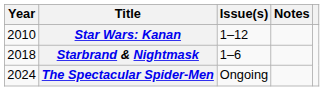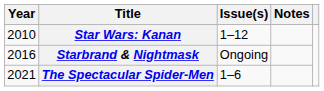(22, 55) 2018 -> (22, 55) 2016
(230, 55) 1–6 -> (244, 55) Ongoing
(22, 75) 2024 -> (22, 75) 2021
(244, 75) Ongoing -> (230, 75) 1–6
